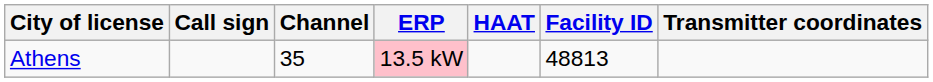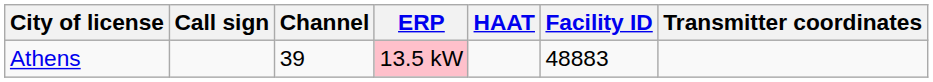(292, 58) 35 -> (292, 58) 39
(577, 58) 48813 -> (577, 58) 48883
